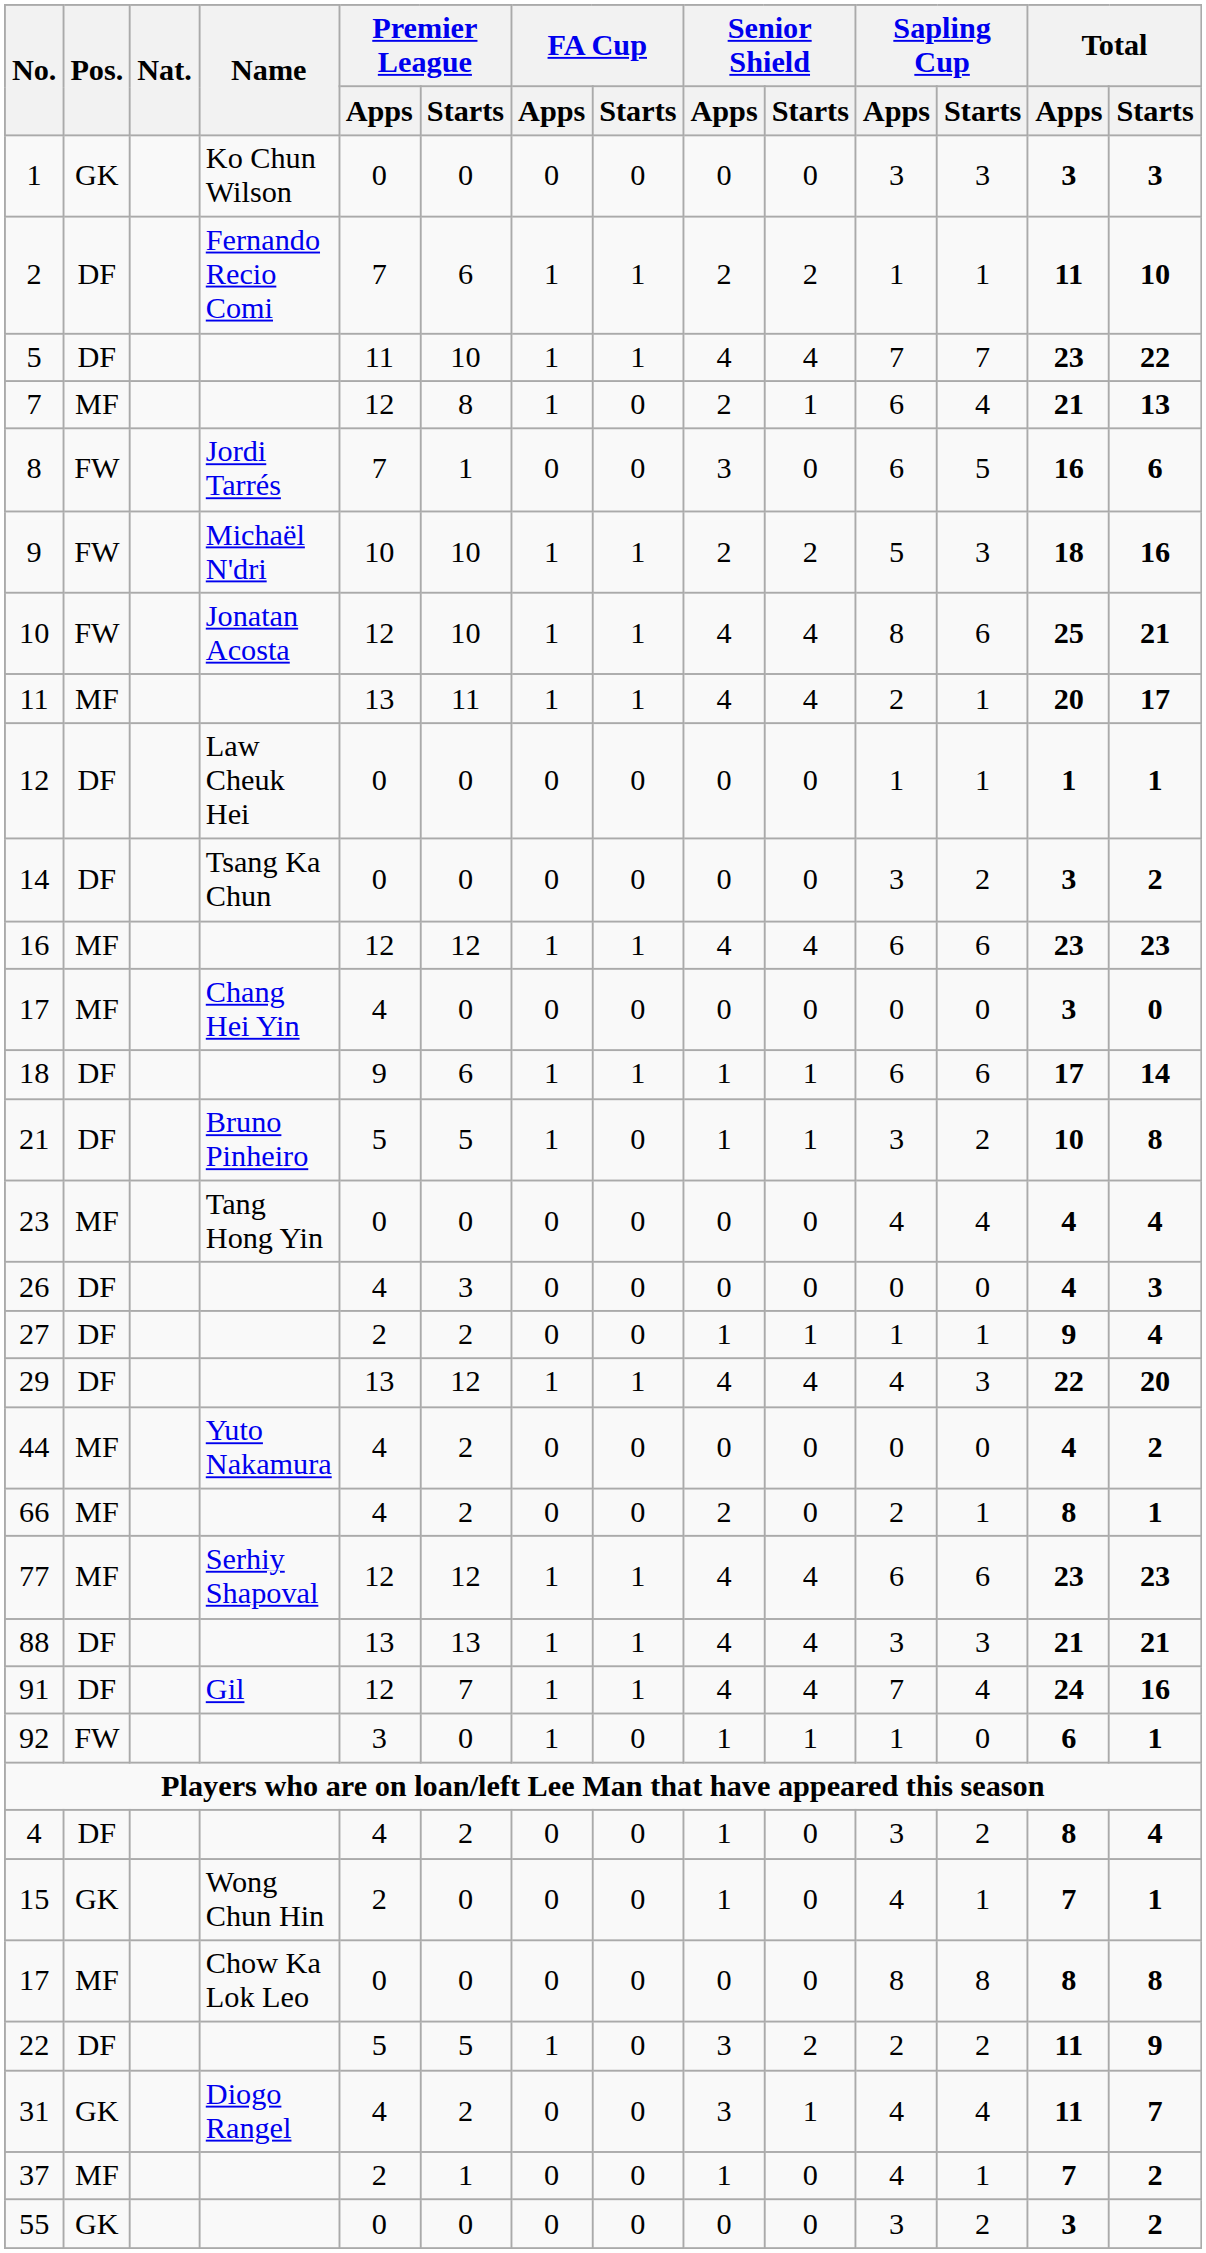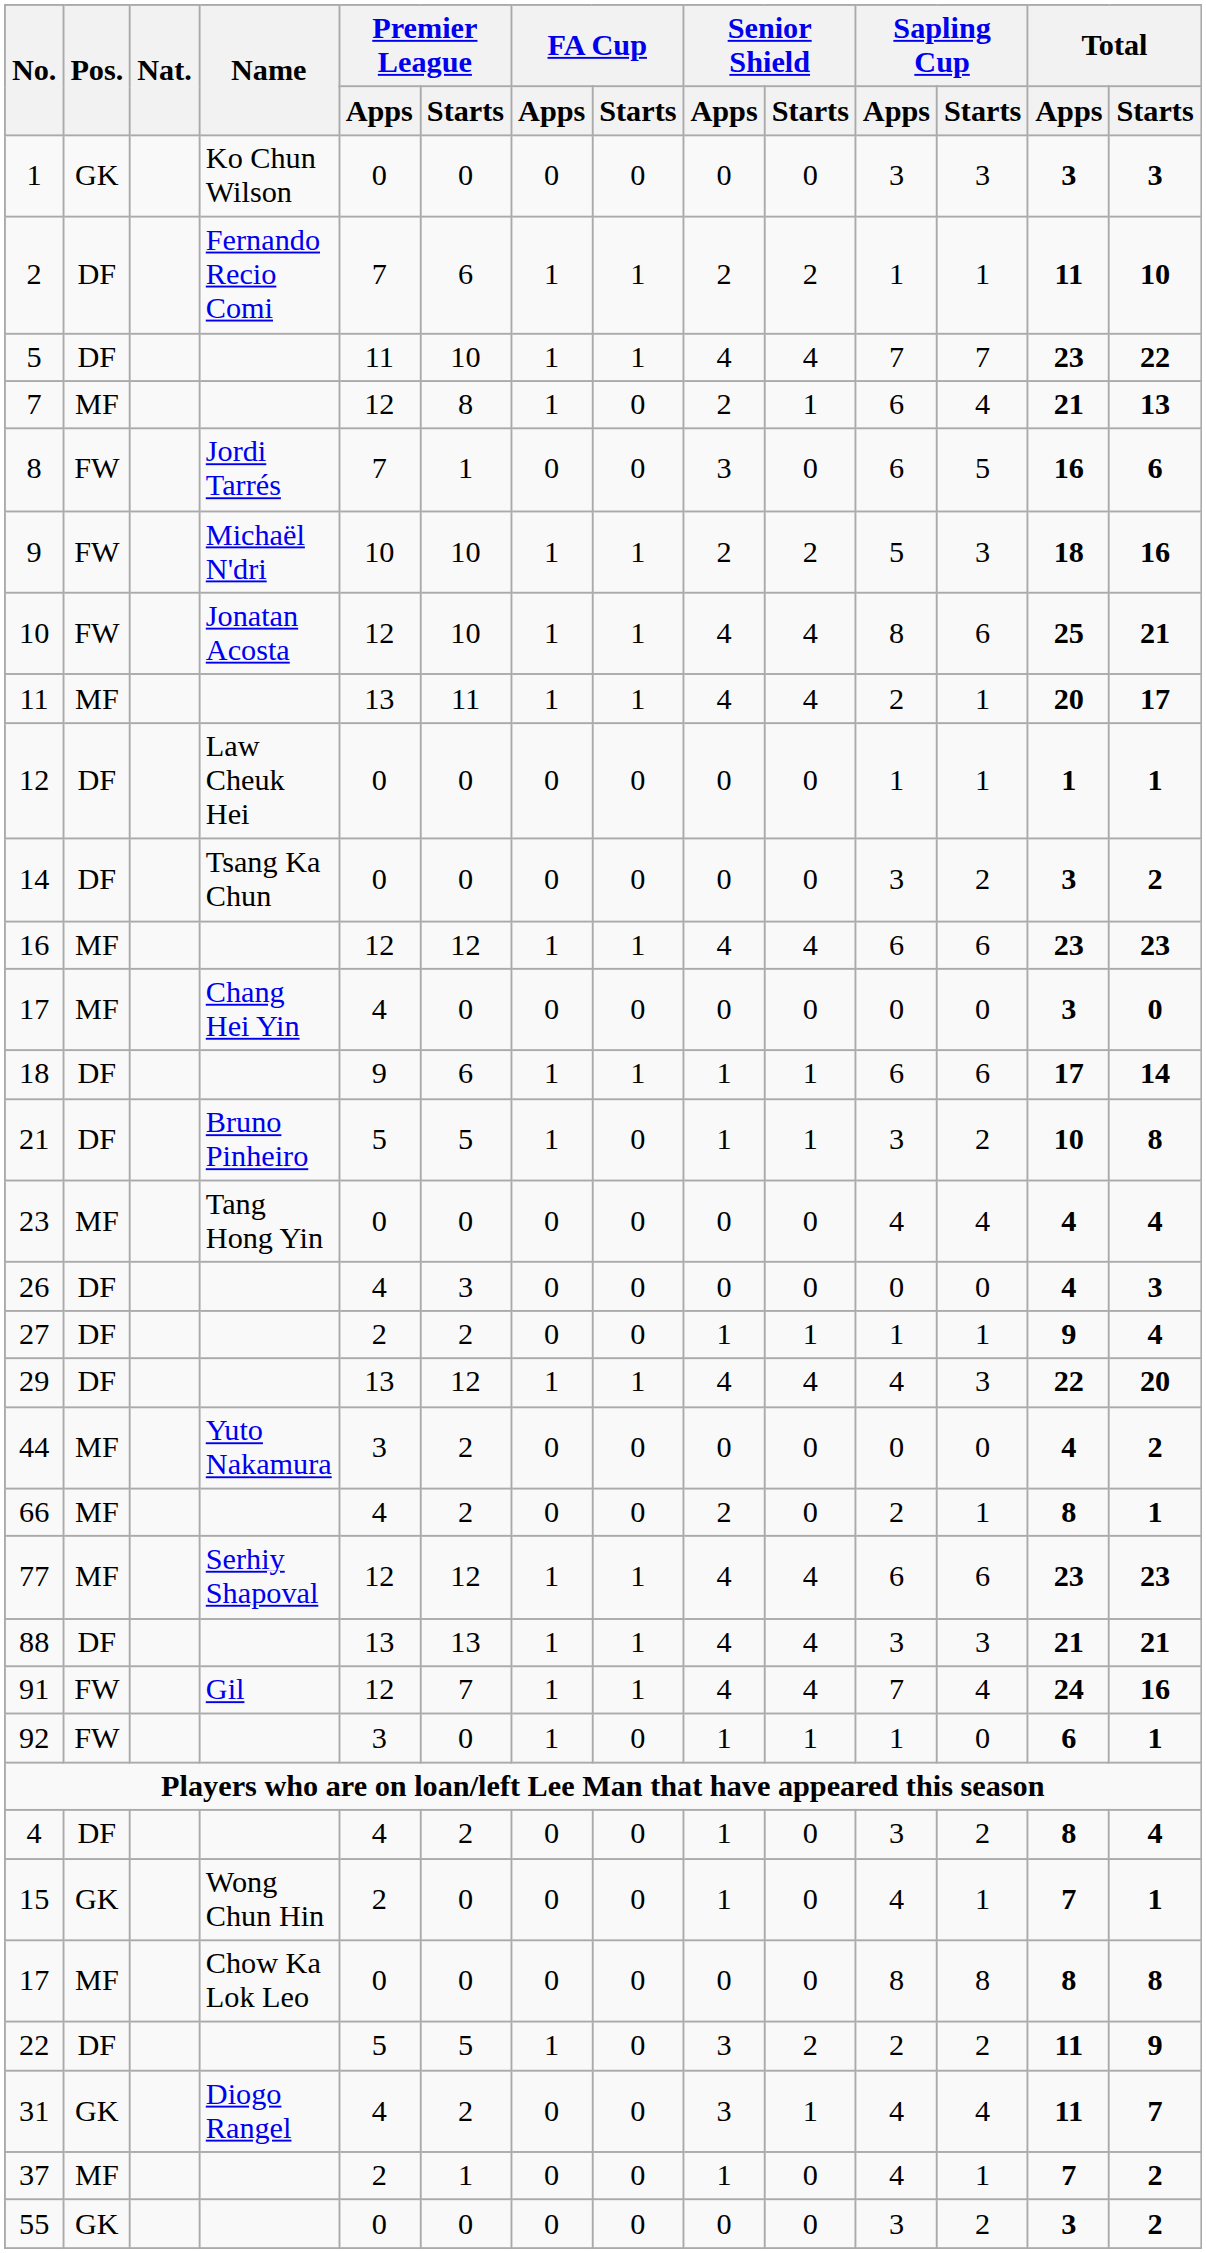(379, 1446) 4 -> (379, 1446) 3
(97, 1689) DF -> (97, 1689) FW
